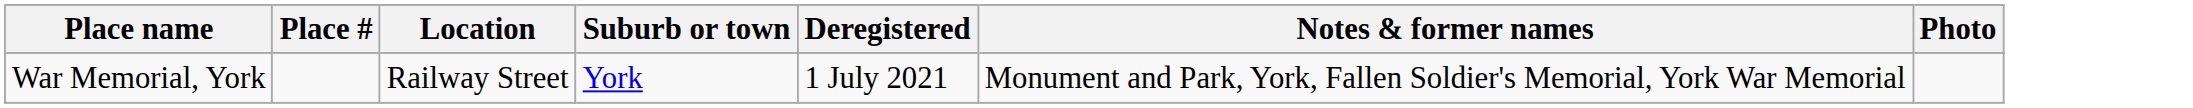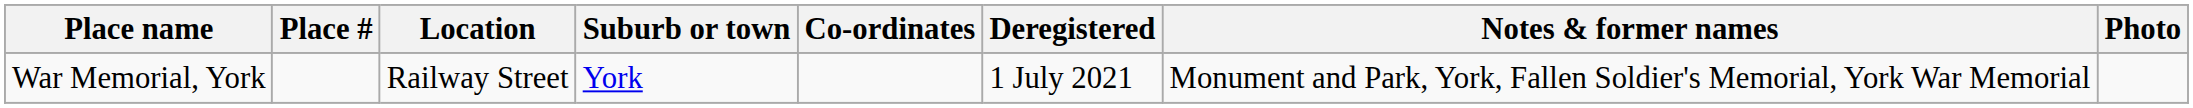+ column: (890, 28)
